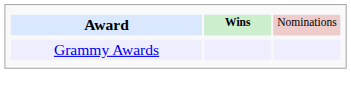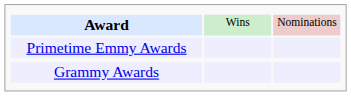(238, 22) bold -> (238, 22) normal
+ row: (107, 47)
